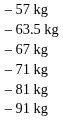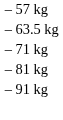- row: (26, 49)
